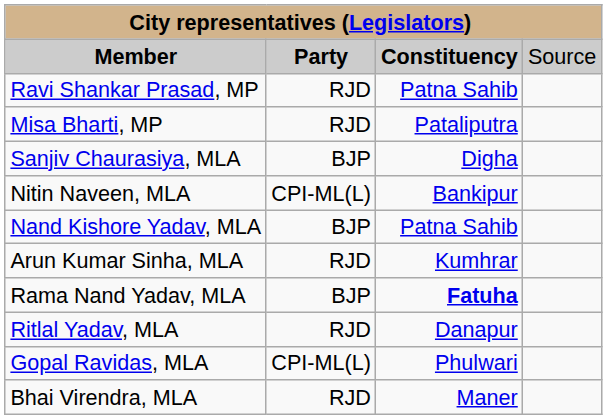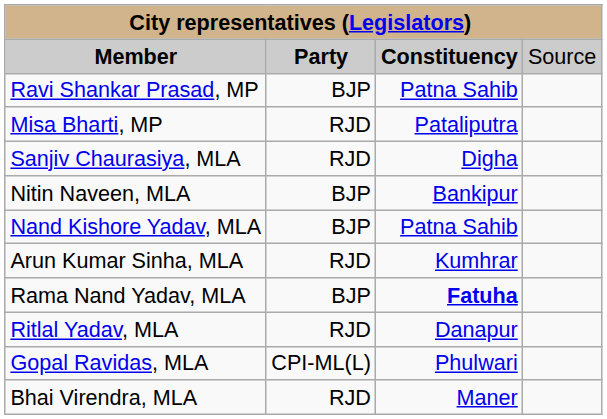(350, 90) RJD -> (351, 90) BJP
(351, 158) BJP -> (350, 158) RJD
(321, 192) CPI-ML(L) -> (351, 192) BJP
